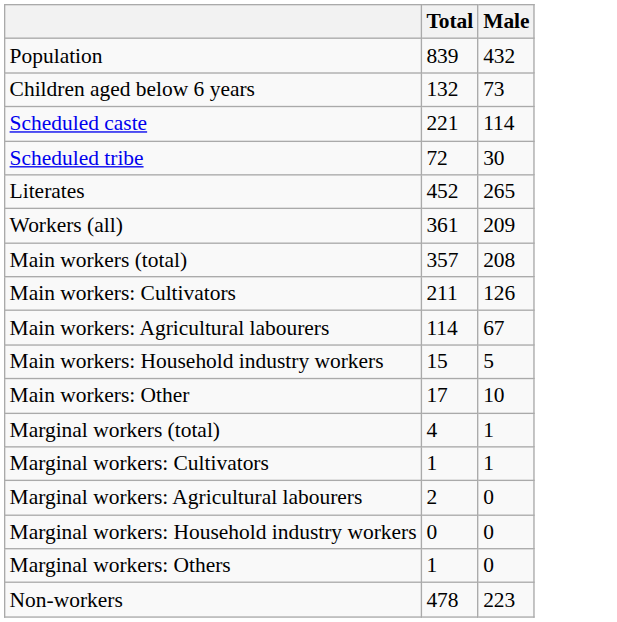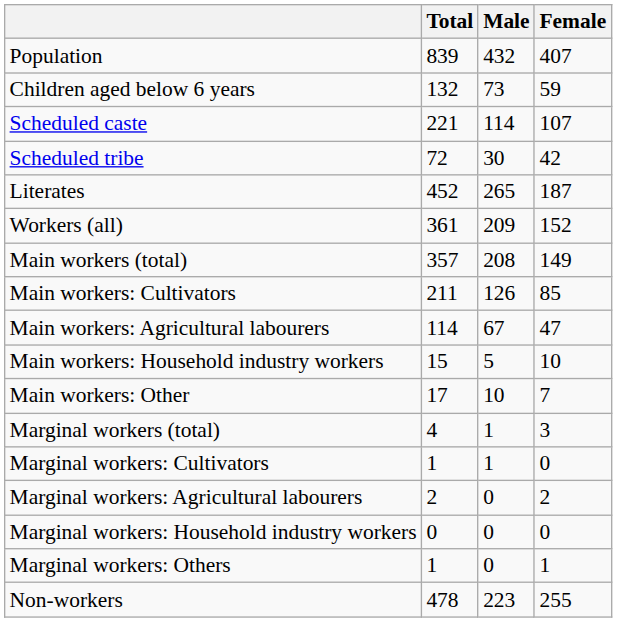+ column: (573, 21)
